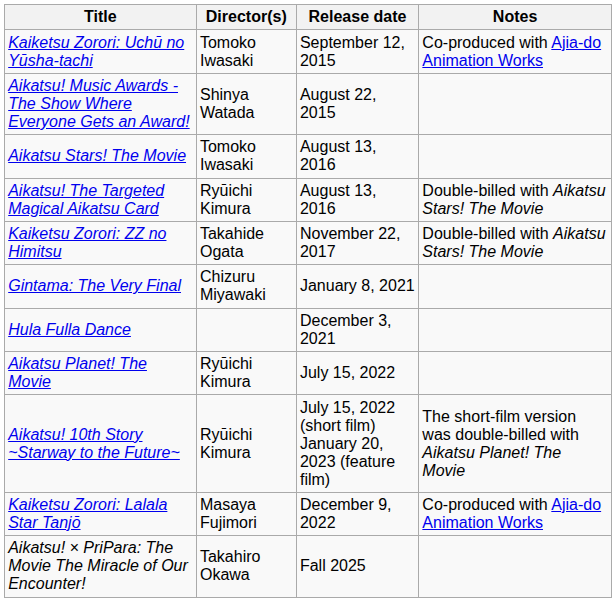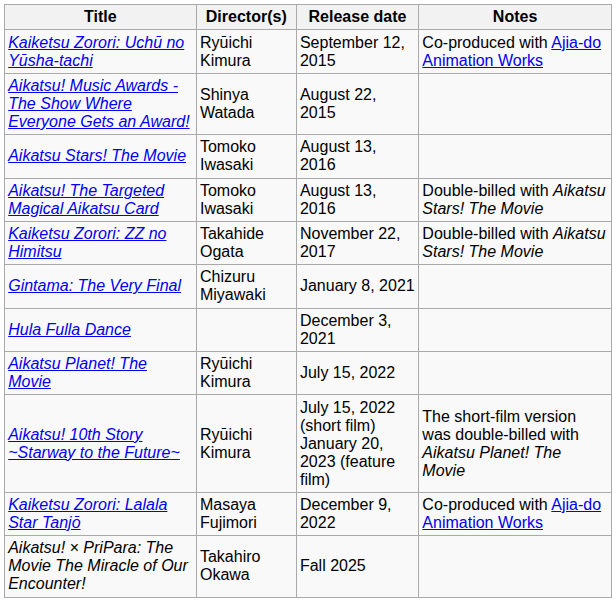(228, 51) Tomoko Iwasaki -> (226, 51) Ryūichi Kimura
(226, 199) Ryūichi Kimura -> (228, 199) Tomoko Iwasaki
